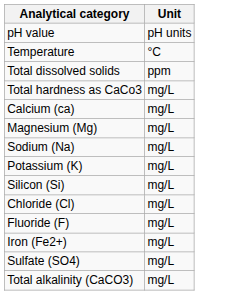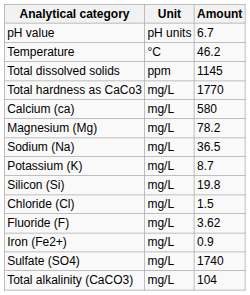+ column: (220, 14)
